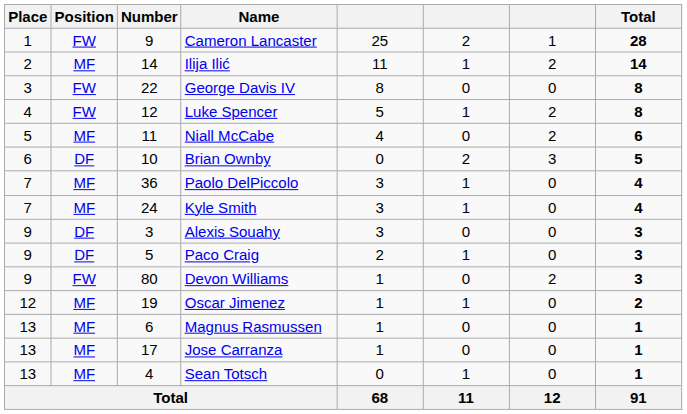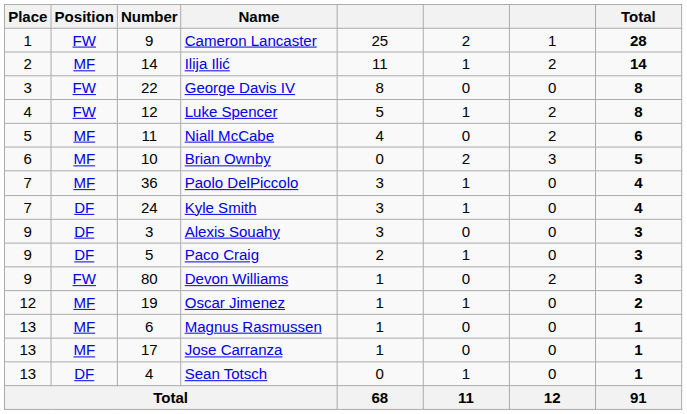(84, 160) DF -> (84, 160) MF
(84, 207) MF -> (84, 207) DF
(84, 374) MF -> (84, 374) DF
